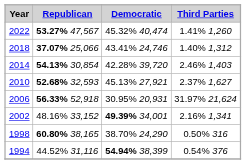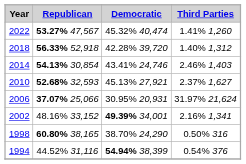(67, 48) 37.07% 25,066 -> (67, 48) 56.33% 52,918
(136, 48) 43.41% 24,746 -> (136, 48) 42.28% 39,720
(136, 65) 42.28% 39,720 -> (136, 65) 43.41% 24,746
(67, 99) 56.33% 52,918 -> (67, 99) 37.07% 25,066
